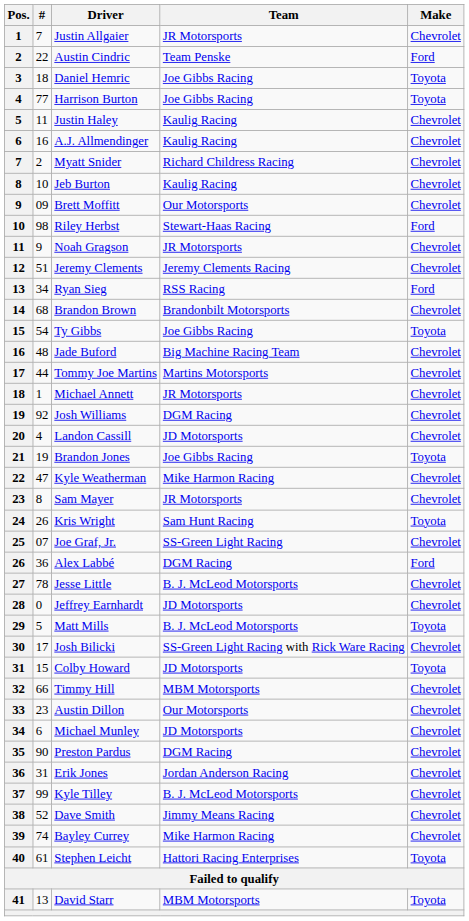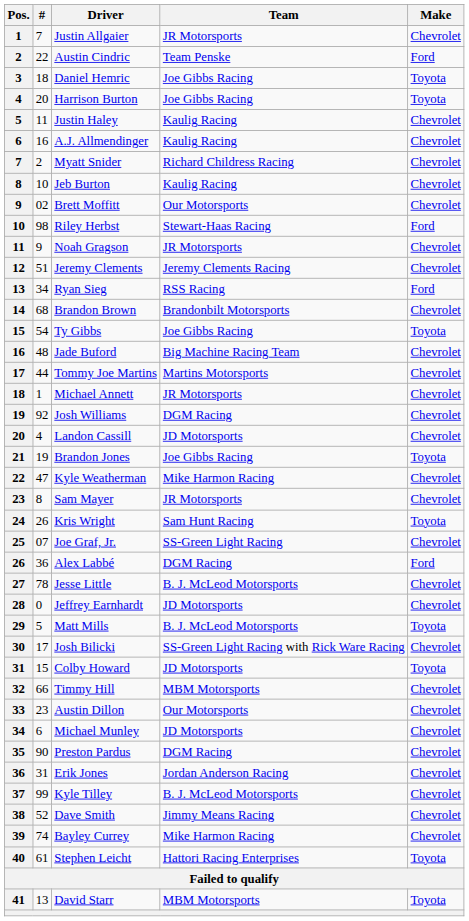(42, 99) 77 -> (42, 99) 20
(42, 204) 09 -> (42, 204) 02
